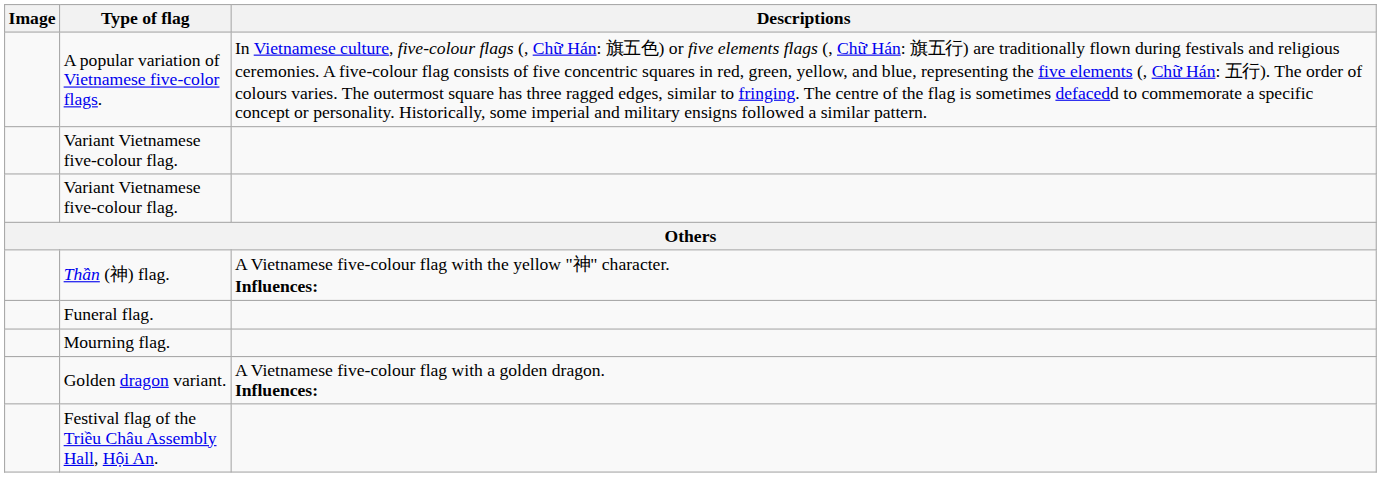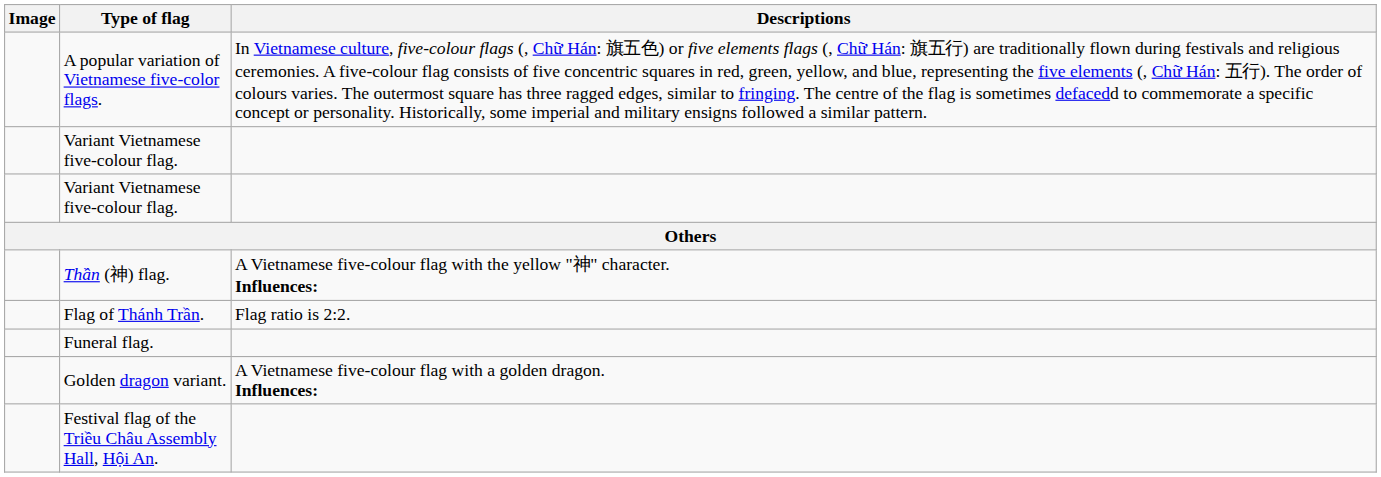+ row: (134, 314)
- row: (117, 342)
